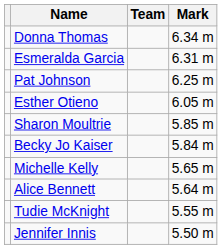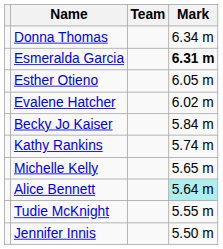(193, 59) normal -> (193, 59) bold
- row: (52, 80)
+ row: (65, 102)
- row: (63, 124)
+ row: (58, 146)
(193, 189) no background -> (193, 189) paleturquoise background
